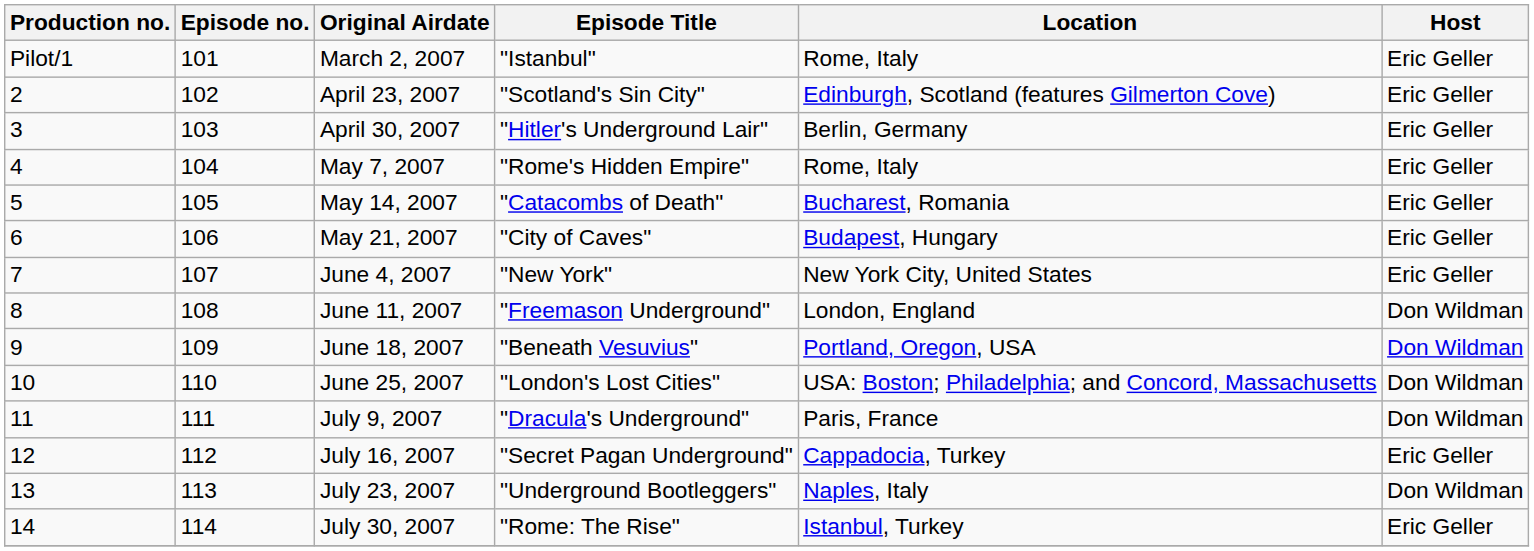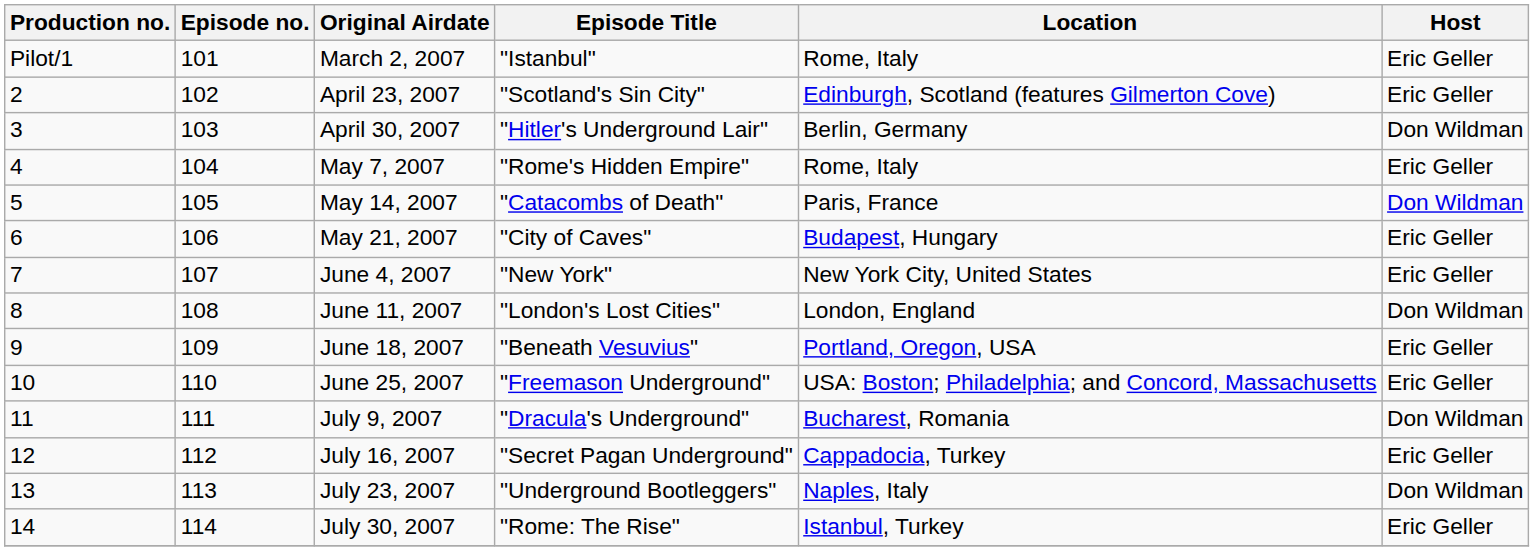(1440, 130) Eric Geller -> (1455, 130) Don Wildman
(906, 202) Bucharest, Romania -> (871, 202) Paris, France
(1440, 202) Eric Geller -> (1455, 202) Don Wildman
(635, 310) "Freemason Underground" -> (610, 310) "London's Lost Cities"
(1455, 346) Don Wildman -> (1440, 346) Eric Geller
(610, 382) "London's Lost Cities" -> (635, 382) "Freemason Underground"
(1455, 382) Don Wildman -> (1440, 382) Eric Geller
(871, 418) Paris, France -> (906, 418) Bucharest, Romania
